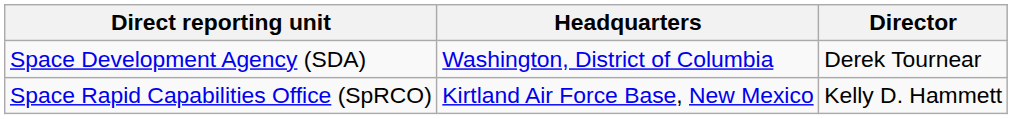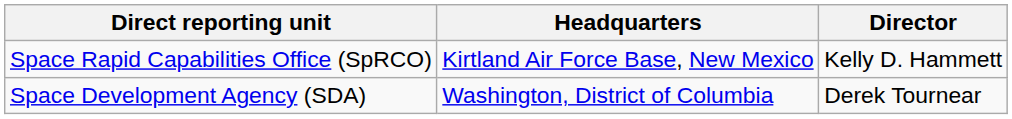rows swapped: (188, 58) <-> (221, 95)
